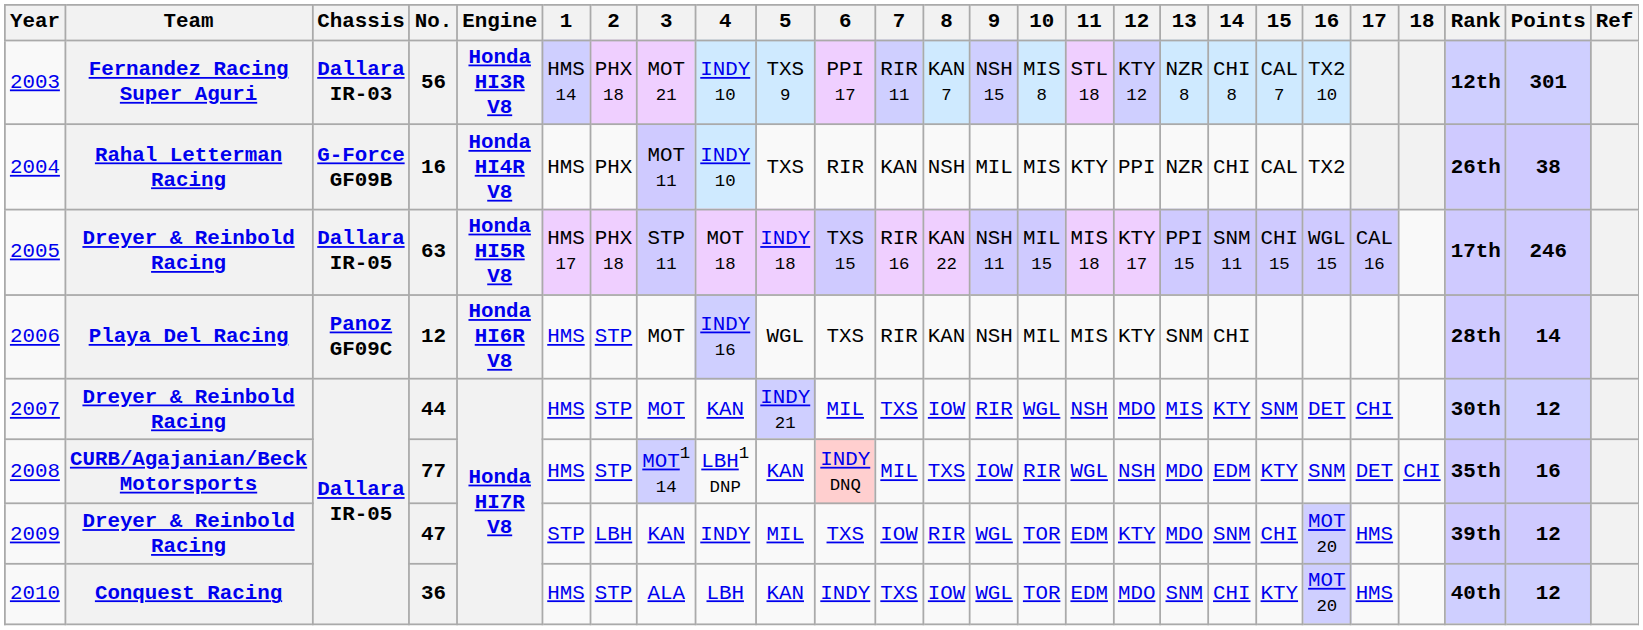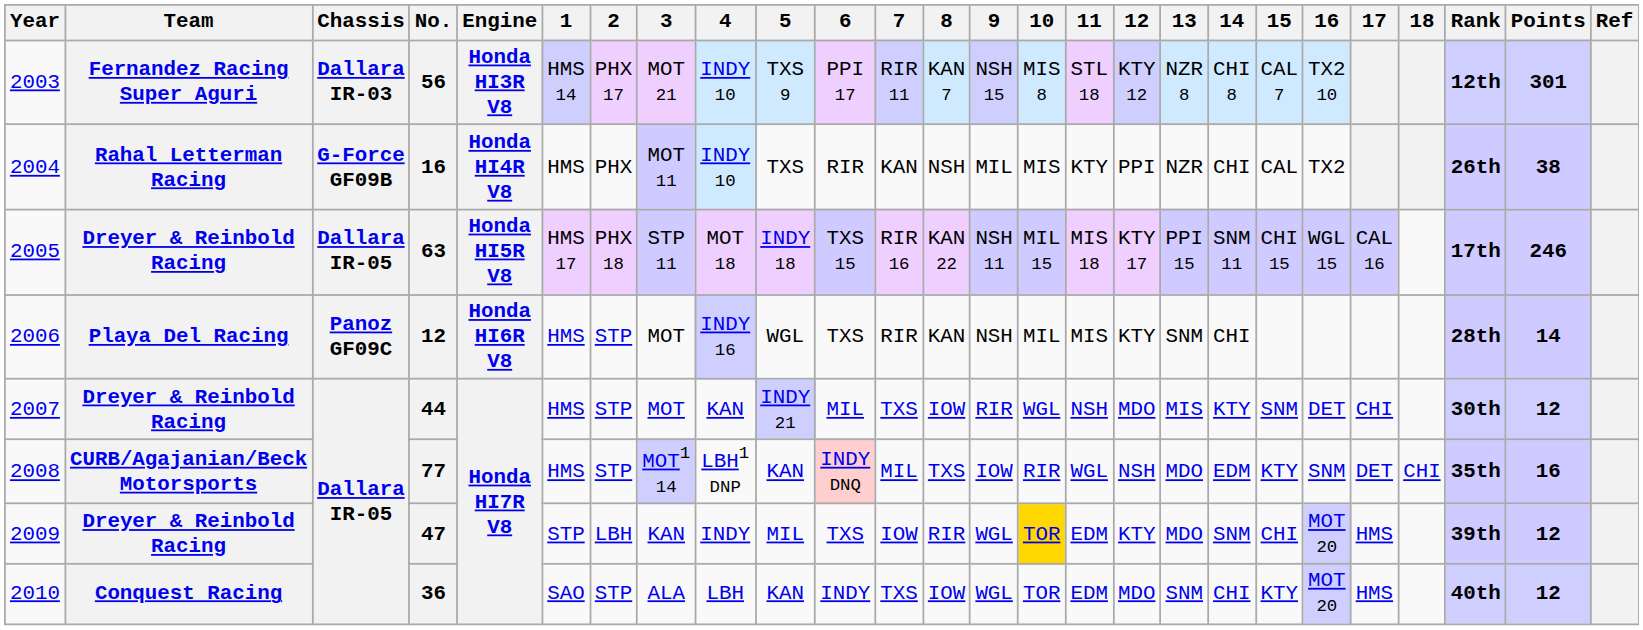(613, 81) PHX 18 -> (613, 81) PHX 17
(1042, 534) no background -> (1042, 534) gold background
(566, 594) HMS -> (566, 594) SAO
